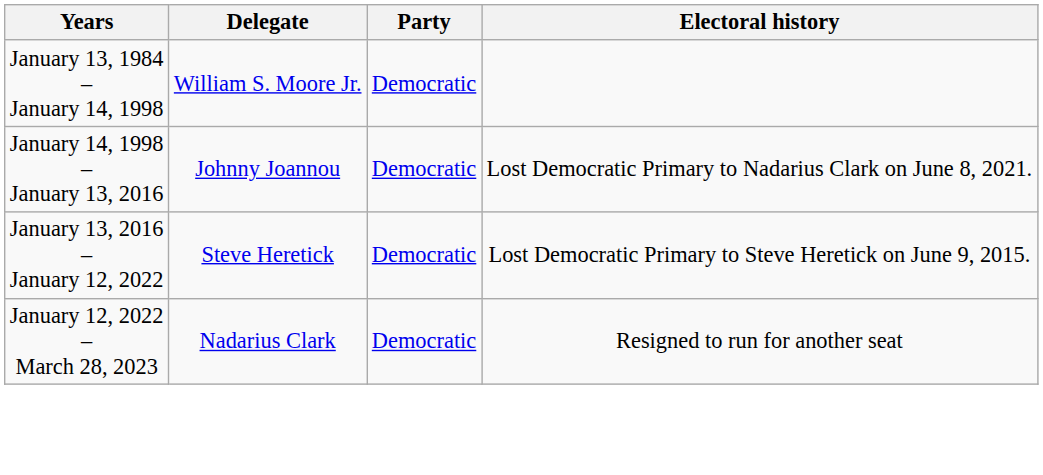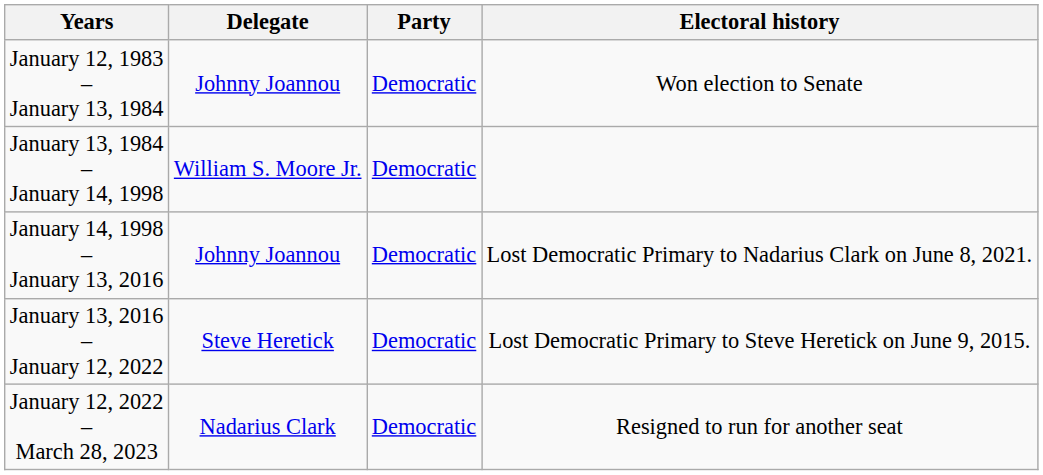+ row: (87, 82)
